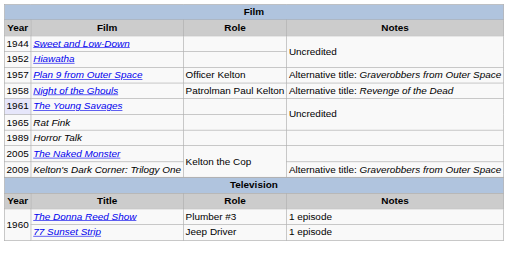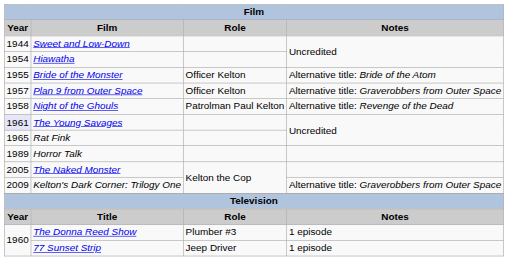(18, 59) 1952 -> (18, 59) 1954
+ row: (78, 75)
